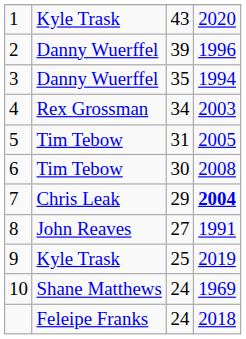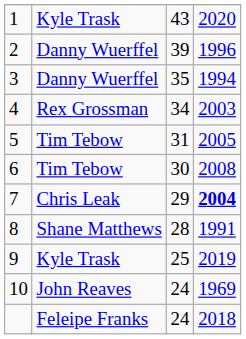(84, 229) John Reaves -> (99, 229) Shane Matthews
(180, 229) 27 -> (180, 229) 28
(99, 288) Shane Matthews -> (84, 288) John Reaves
